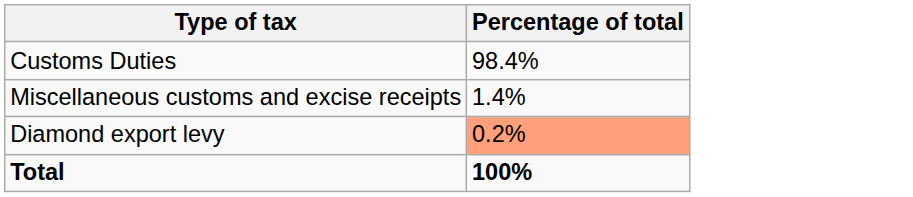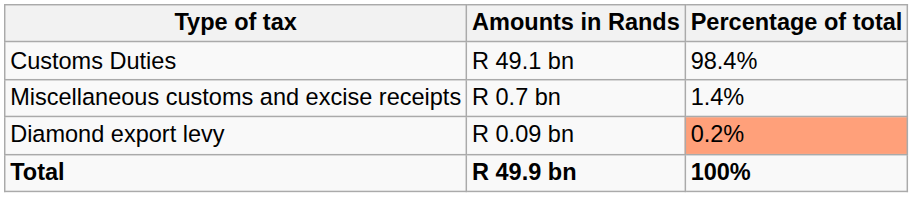+ column: (576, 23)
